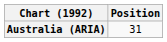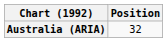(135, 30) 31 -> (135, 30) 32
